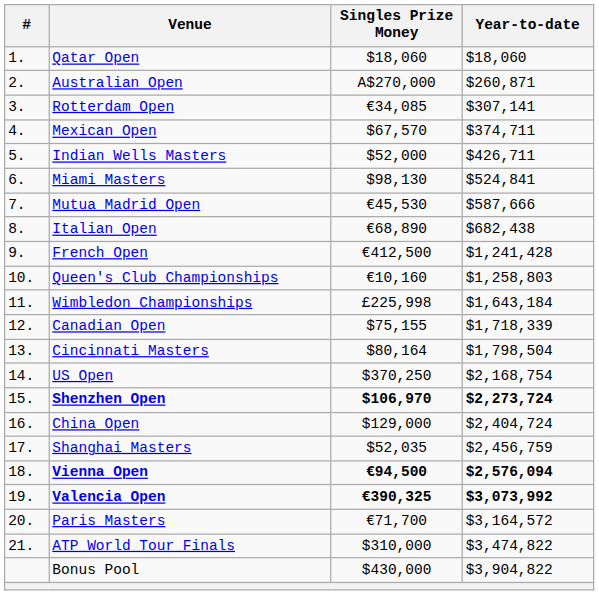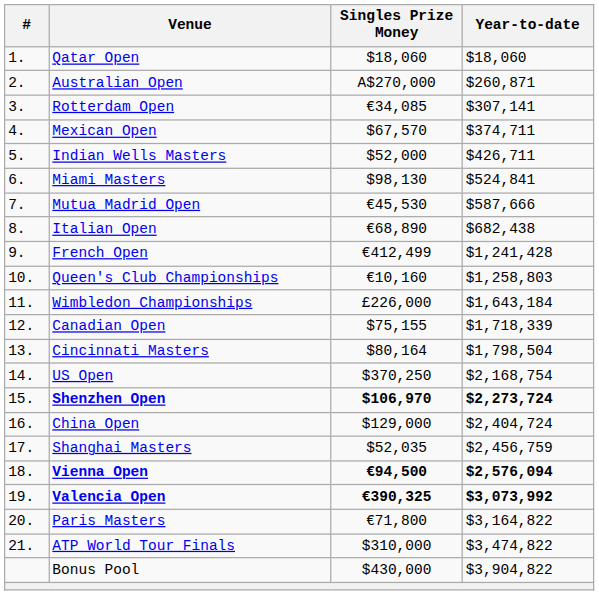(397, 253) €412,500 -> (397, 253) €412,499
(397, 302) £225,998 -> (397, 302) £226,000
(397, 521) €71,700 -> (397, 521) €71,800
(509, 521) $3,164,572 -> (509, 521) $3,164,822
